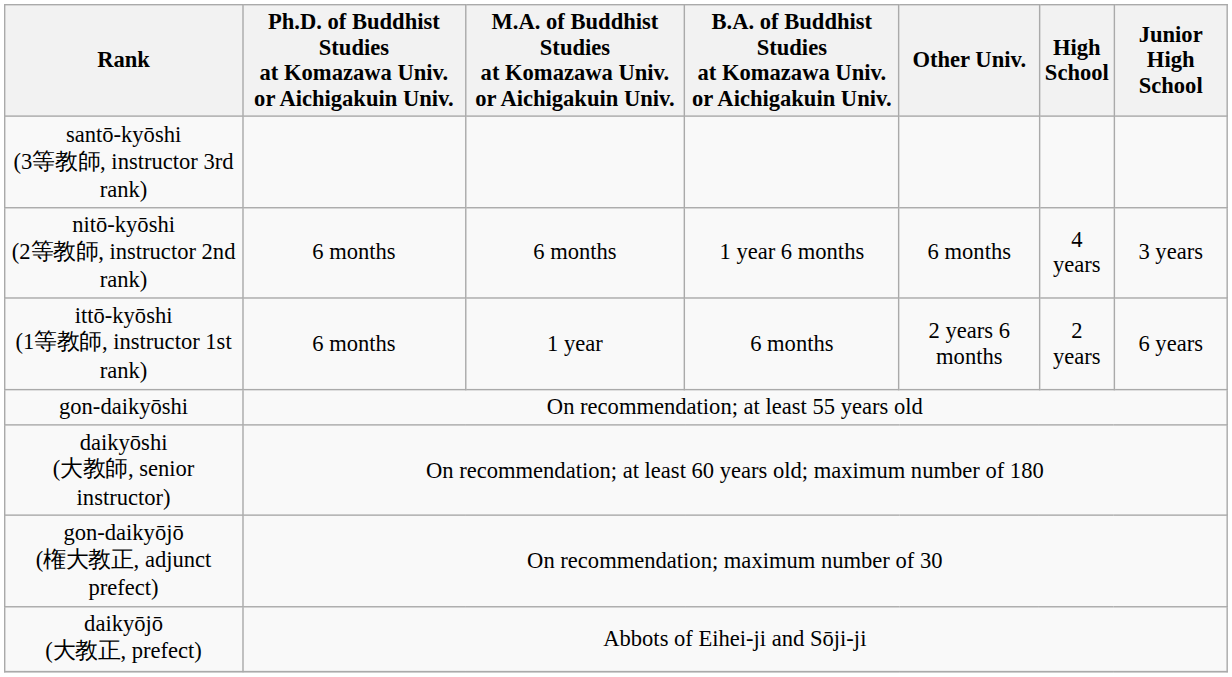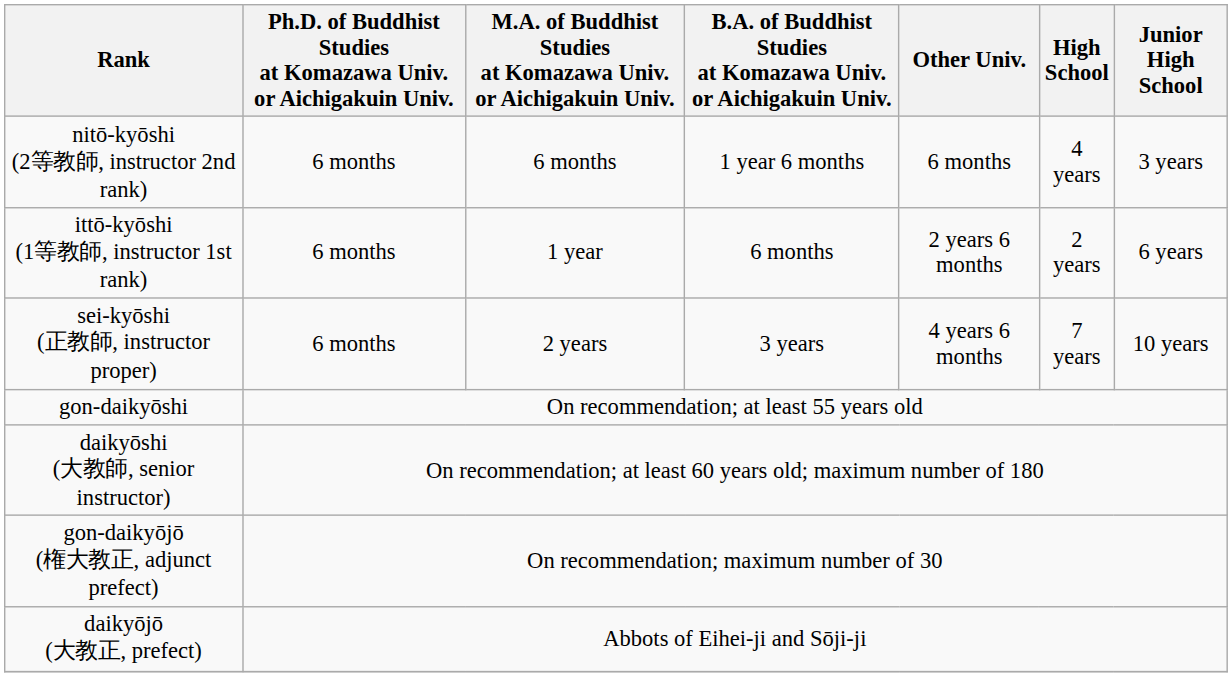- row: (124, 161)
+ row: (124, 343)
